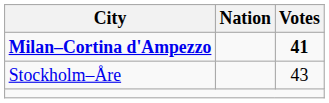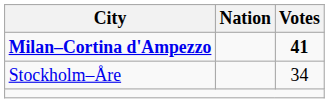(299, 74) 43 -> (299, 74) 34
